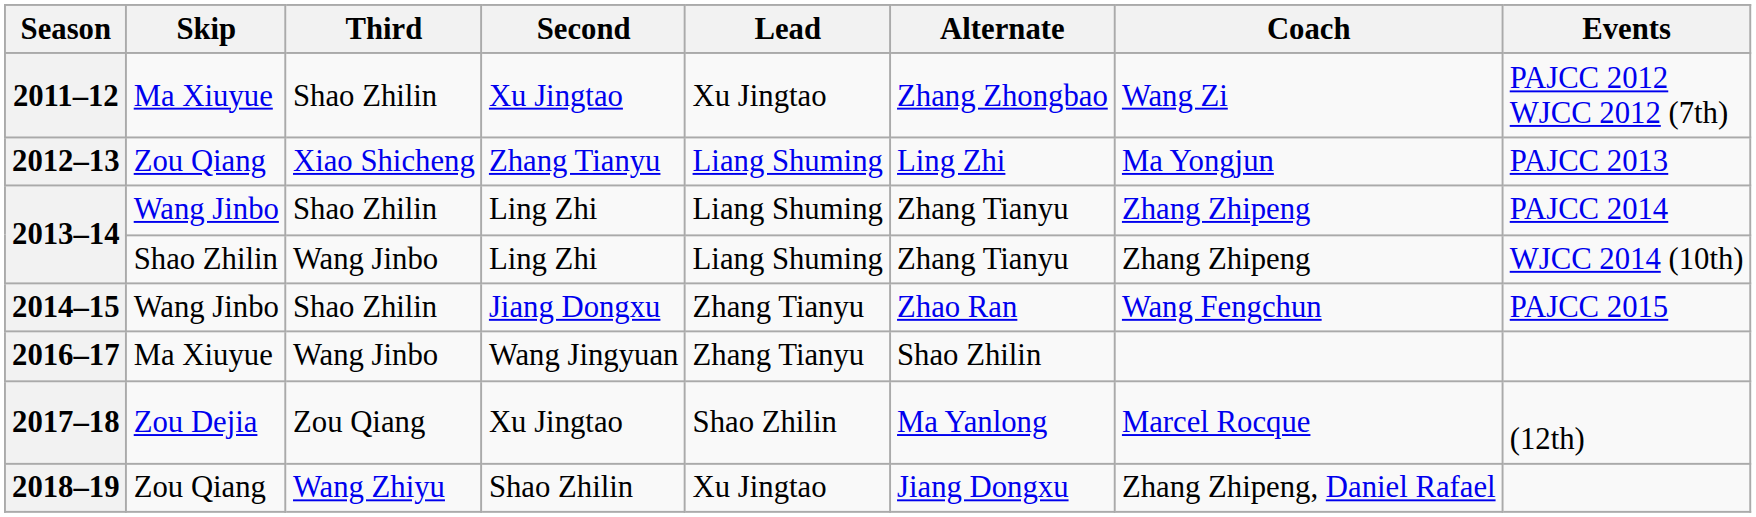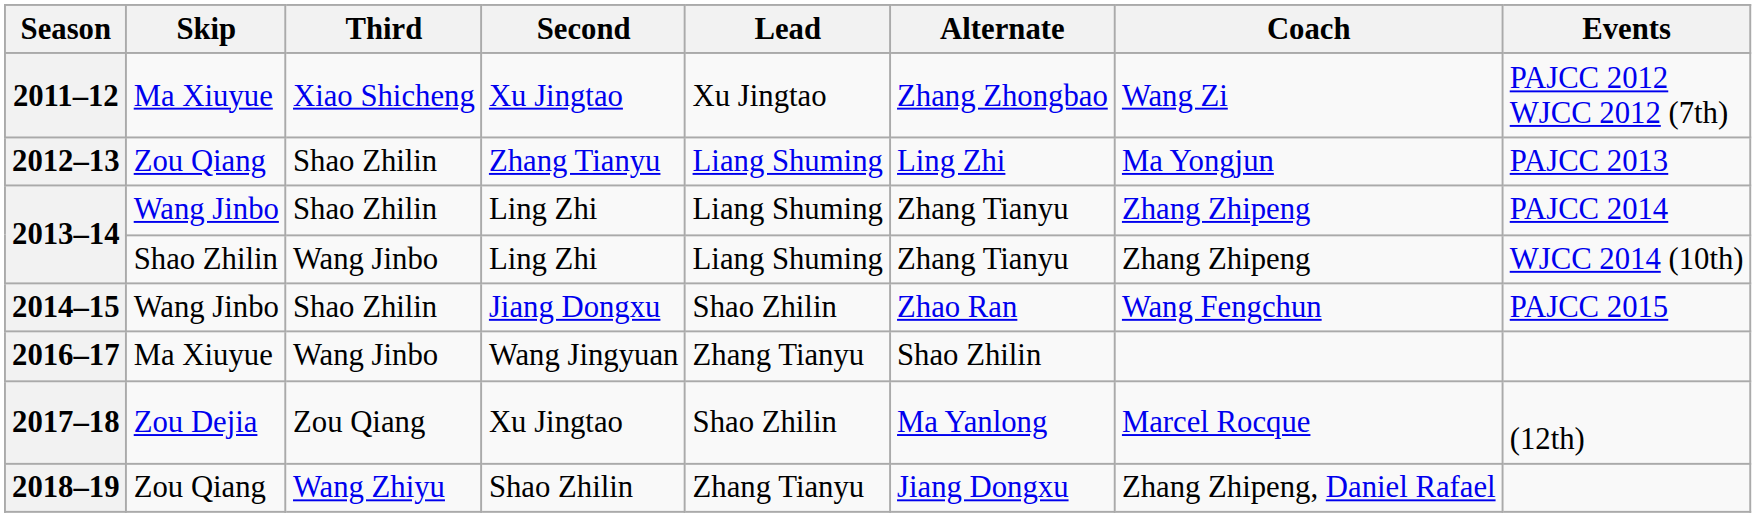(365, 94) Shao Zhilin -> (384, 94) Xiao Shicheng
(384, 160) Xiao Shicheng -> (365, 160) Shao Zhilin
(778, 307) Zhang Tianyu -> (765, 307) Shao Zhilin
(760, 487) Xu Jingtao -> (778, 487) Zhang Tianyu
